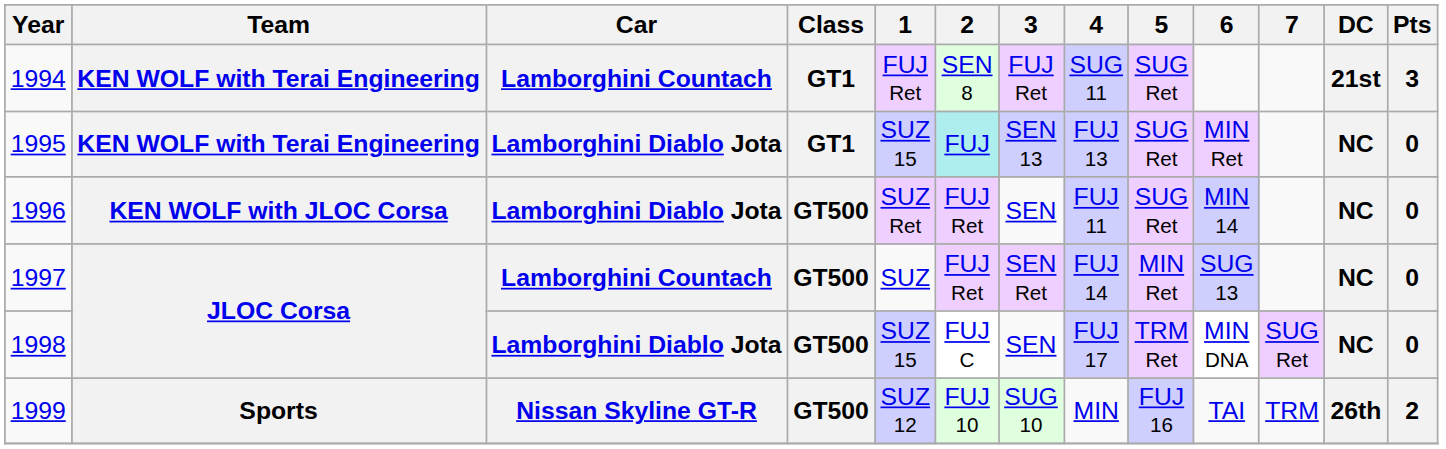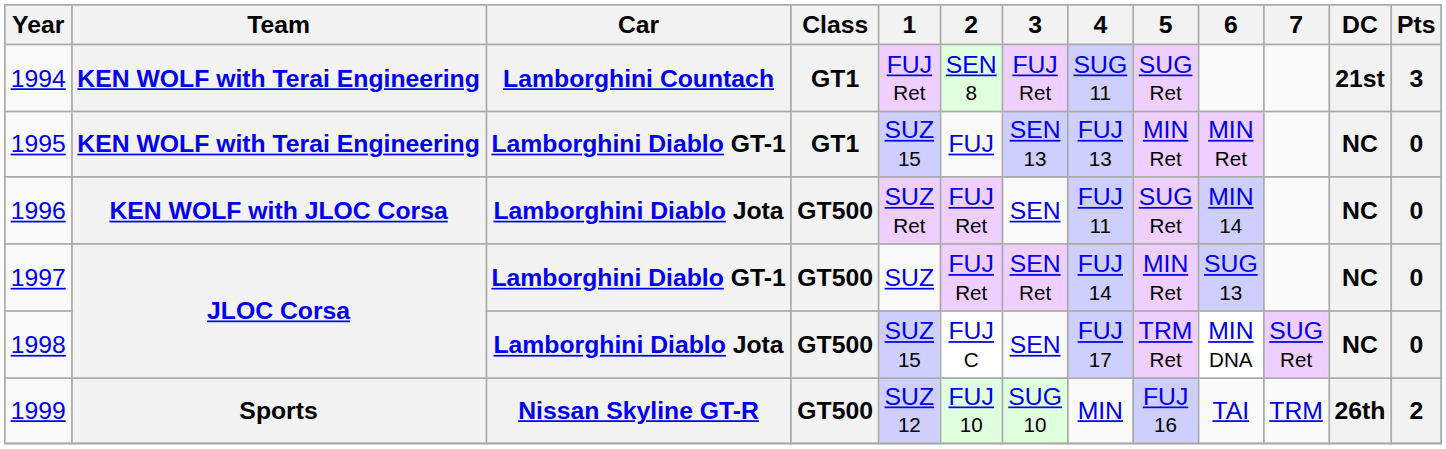(637, 144) Lamborghini Diablo Jota -> (639, 144) Lamborghini Diablo GT-1
(967, 144) paleturquoise background -> (971, 144) no background
(1161, 144) SUG Ret -> (1166, 144) MIN Ret
(637, 278) Lamborghini Countach -> (639, 278) Lamborghini Diablo GT-1
